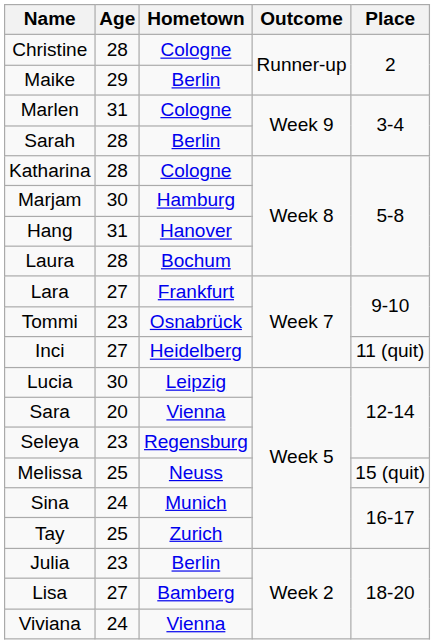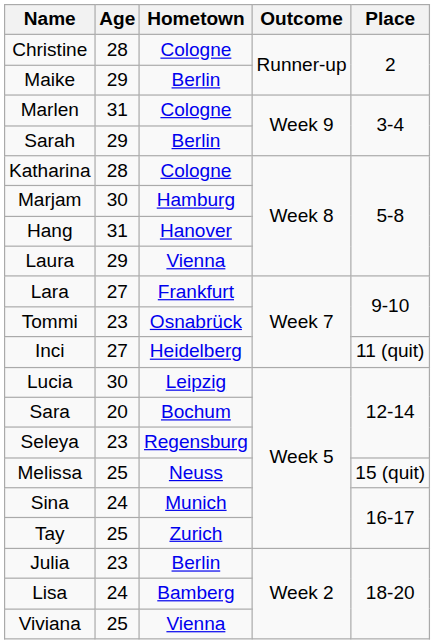(117, 140) 28 -> (117, 140) 29
(117, 261) 28 -> (117, 261) 29
(196, 261) Bochum -> (196, 261) Vienna
(196, 412) Vienna -> (196, 412) Bochum
(117, 593) 27 -> (117, 593) 24
(117, 623) 24 -> (117, 623) 25
